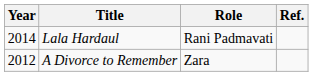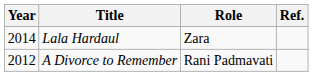(228, 37) Rani Padmavati -> (197, 37) Zara
(197, 60) Zara -> (228, 60) Rani Padmavati
